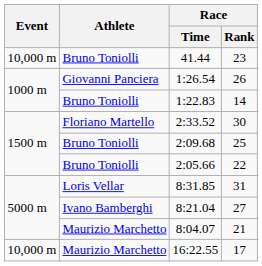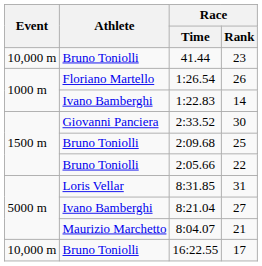(111, 79) Giovanni Panciera -> (108, 79) Floriano Martello
(101, 101) Bruno Toniolli -> (108, 101) Ivano Bamberghi
(108, 122) Floriano Martello -> (111, 122) Giovanni Panciera
(114, 250) Maurizio Marchetto -> (101, 250) Bruno Toniolli
